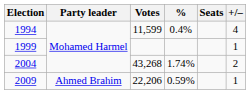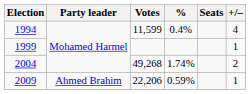(147, 64) 43,268 -> (147, 64) 49,268
